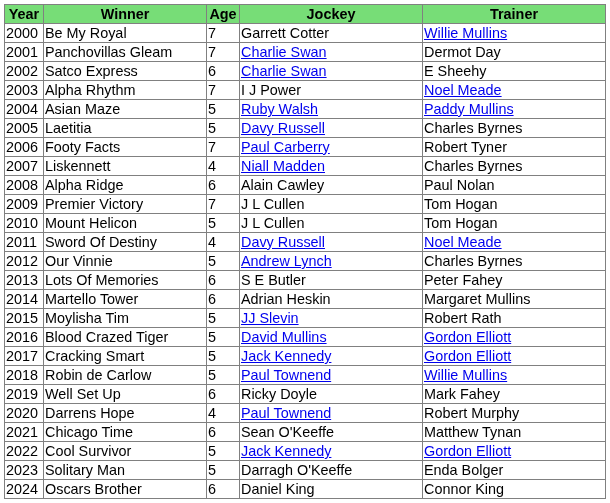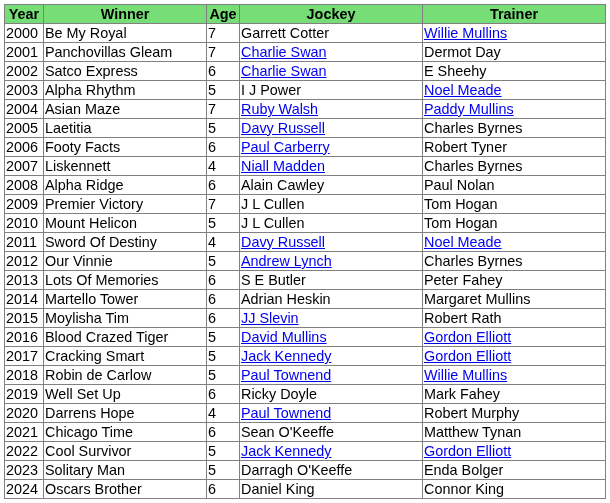(212, 90) 7 -> (212, 90) 5
(212, 109) 5 -> (212, 109) 7
(212, 147) 7 -> (212, 147) 6
(212, 318) 5 -> (212, 318) 6
